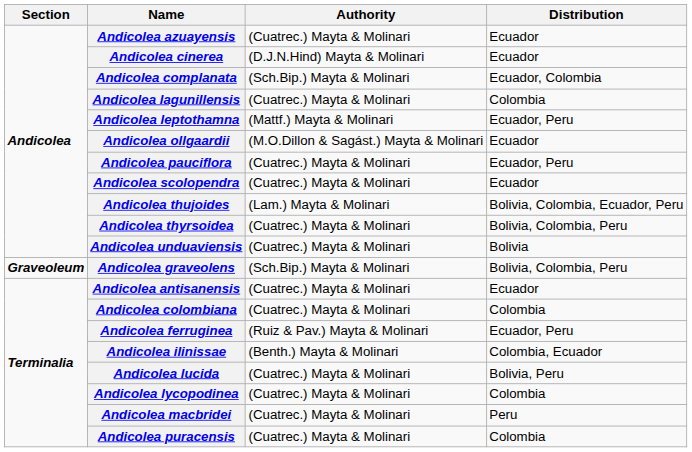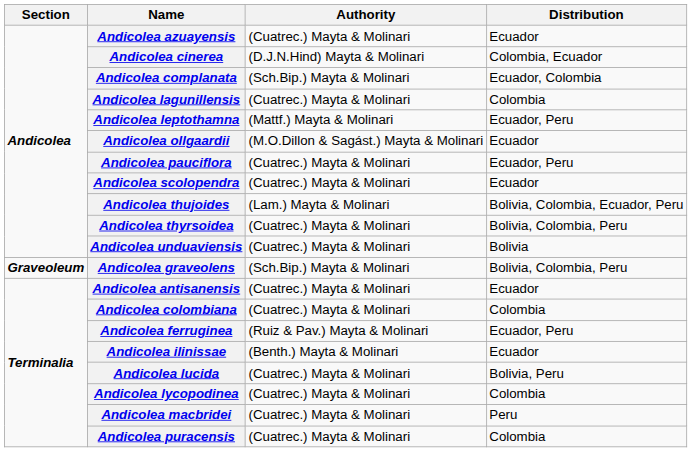(514, 57) Ecuador -> (546, 57) Colombia, Ecuador
(546, 352) Colombia, Ecuador -> (514, 352) Ecuador
